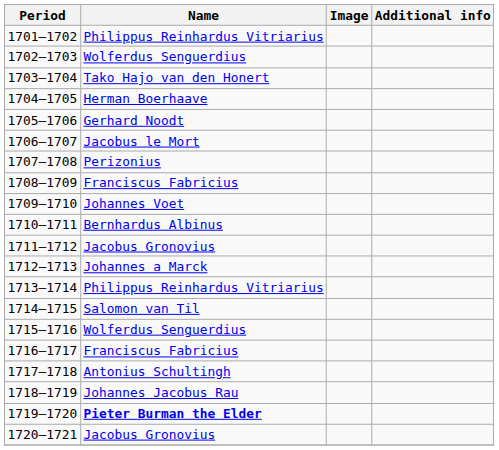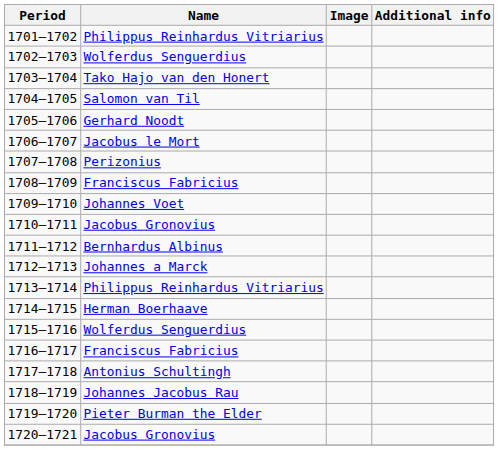(145, 99) Herman Boerhaave -> (142, 99) Salomon van Til
(153, 225) Bernhardus Albinus -> (149, 225) Jacobus Gronovius
(149, 246) Jacobus Gronovius -> (153, 246) Bernhardus Albinus
(142, 309) Salomon van Til -> (145, 309) Herman Boerhaave
(173, 414) bold -> (173, 414) normal
